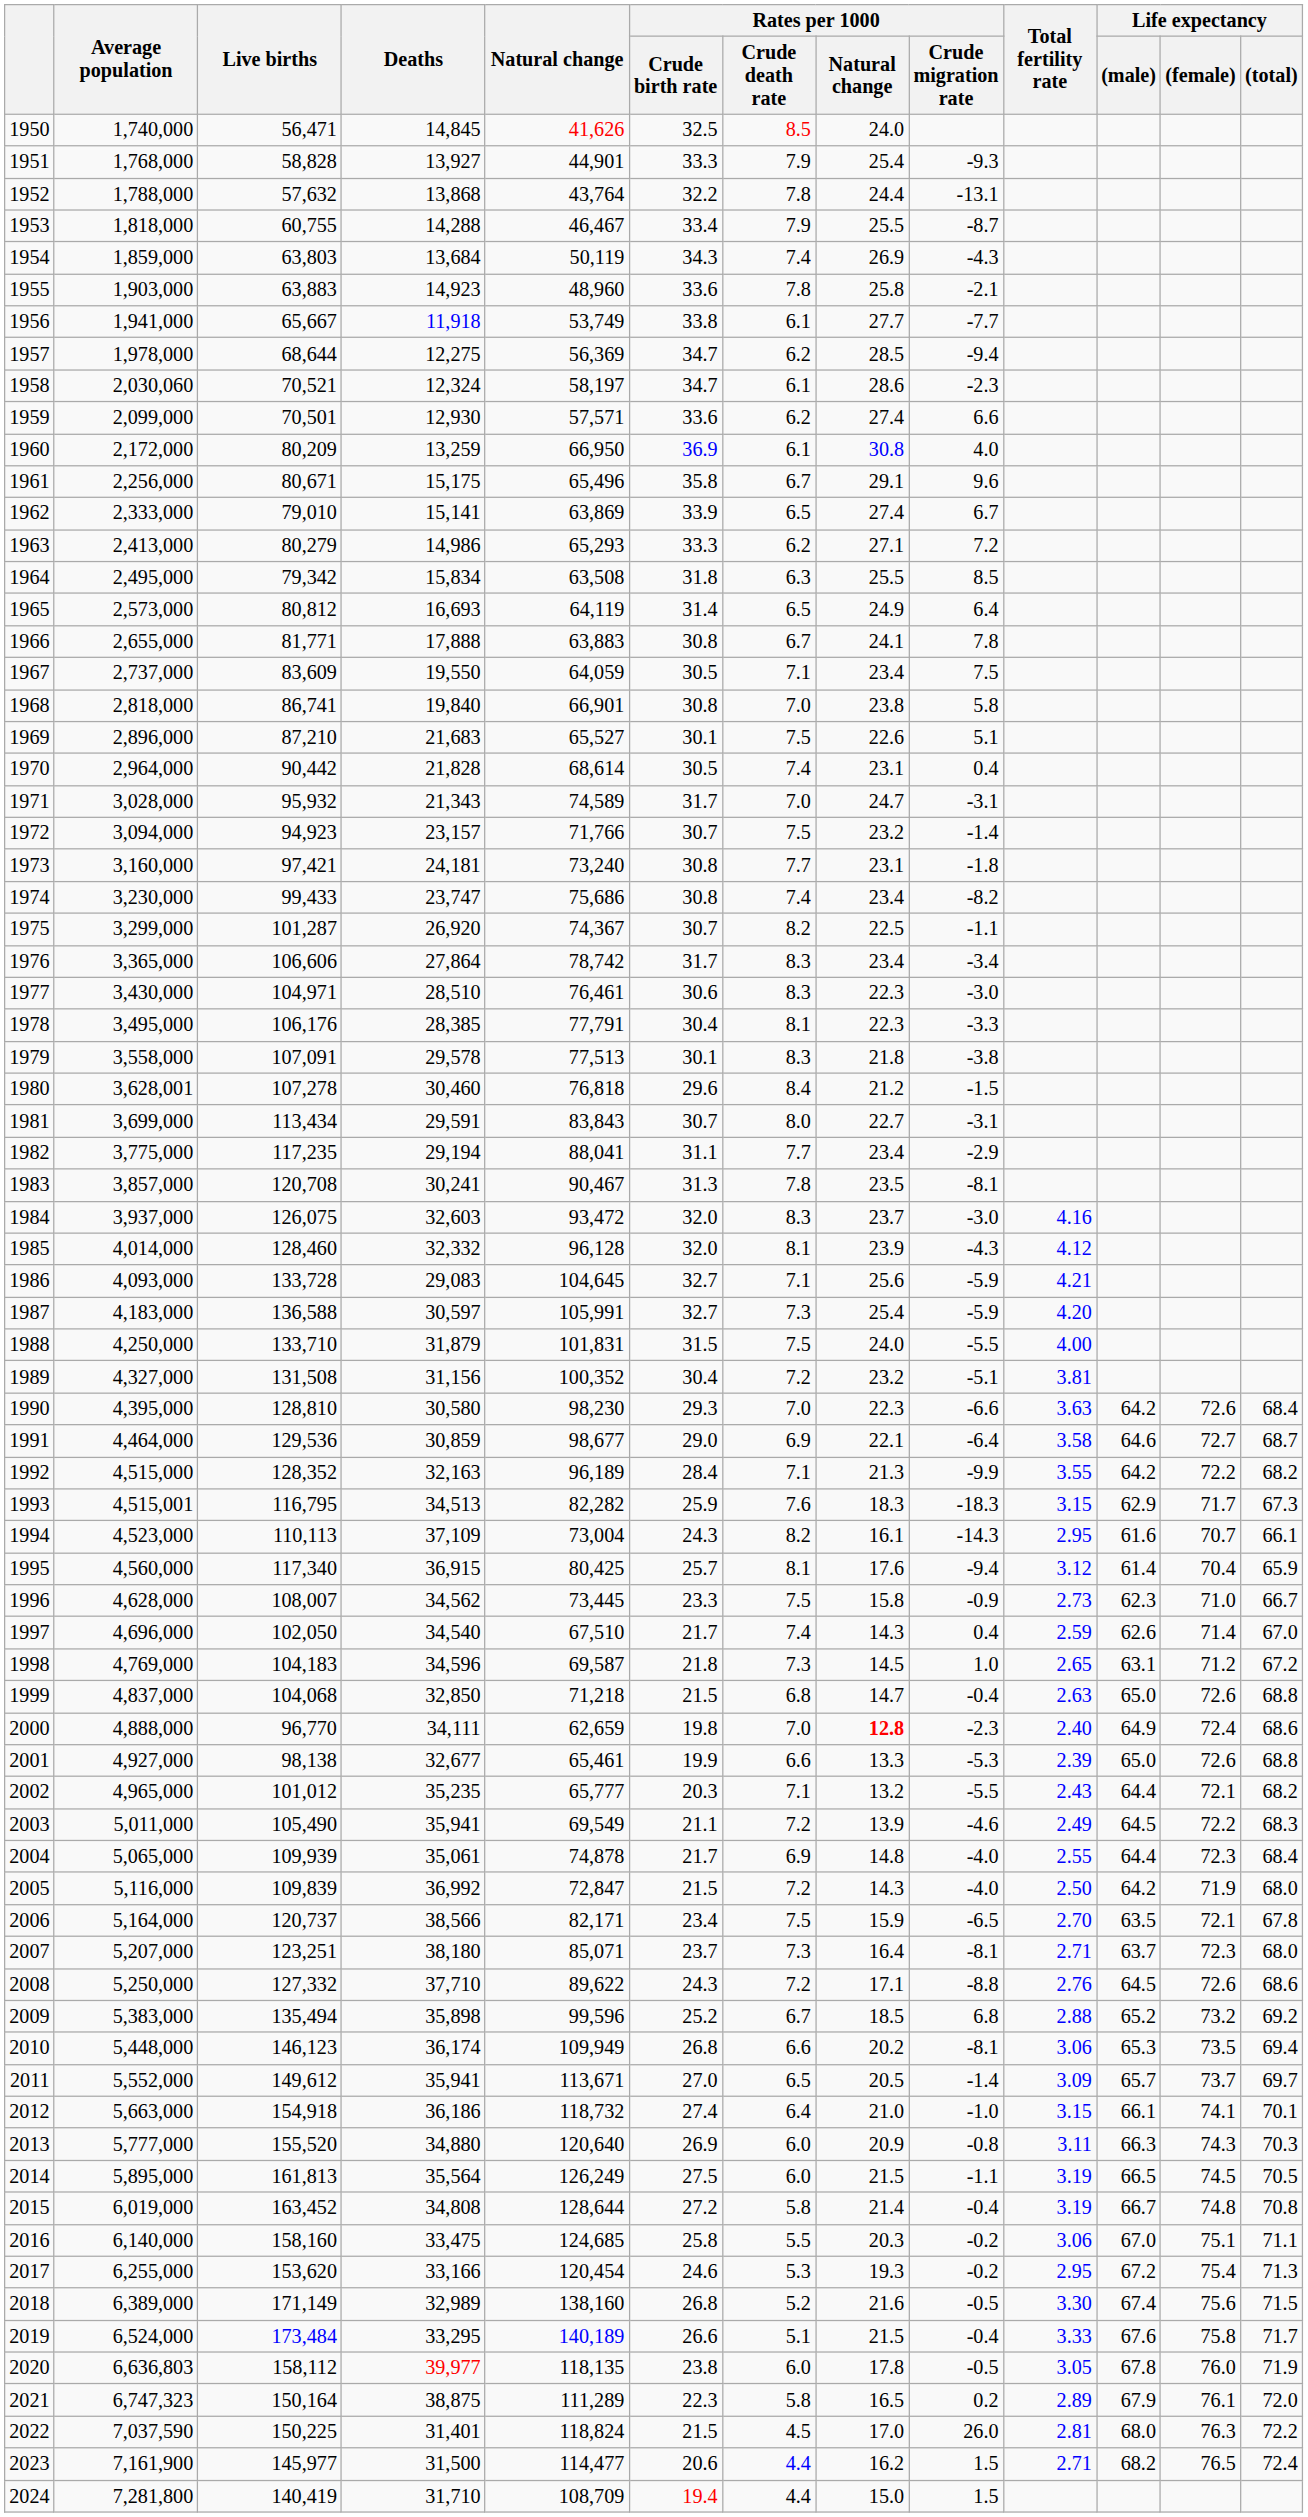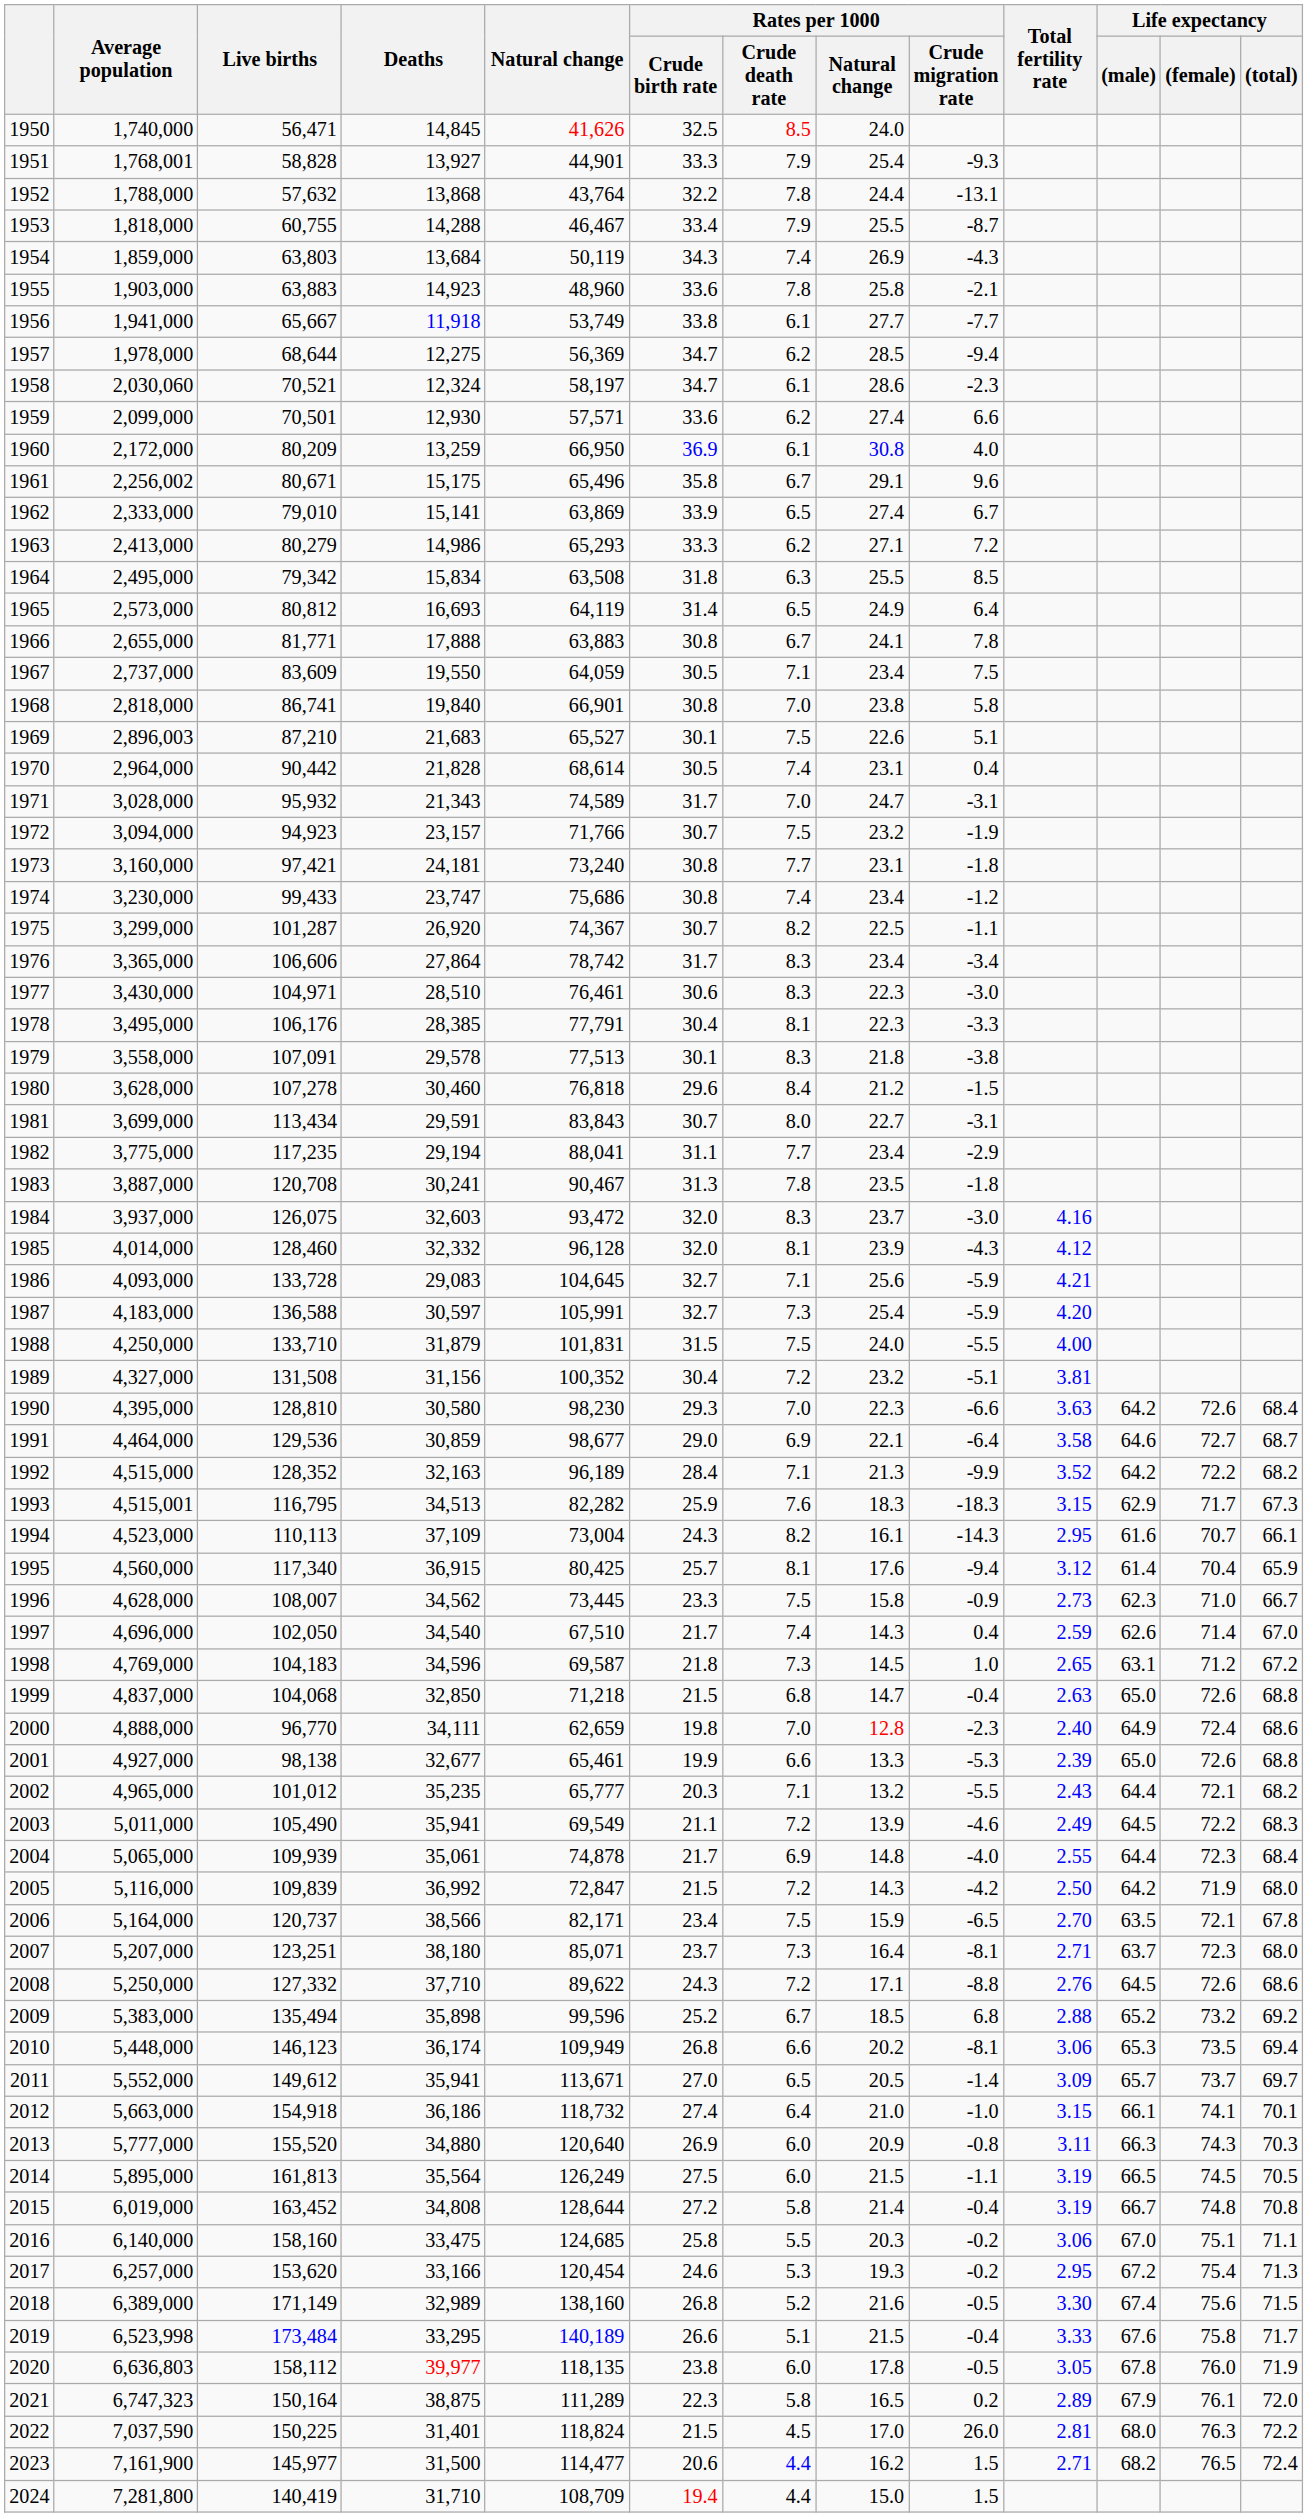(153, 161) 1,768,000 -> (153, 161) 1,768,001
(153, 481) 2,256,000 -> (153, 481) 2,256,002
(153, 737) 2,896,000 -> (153, 737) 2,896,003
(983, 833) -1.4 -> (983, 833) -1.9
(983, 897) -8.2 -> (983, 897) -1.2
(153, 1088) 3,628,001 -> (153, 1088) 3,628,000
(153, 1184) 3,857,000 -> (153, 1184) 3,887,000
(983, 1184) -8.1 -> (983, 1184) -1.8
(1074, 1472) 3.55 -> (1074, 1472) 3.52
(887, 1728) bold -> (887, 1728) normal
(983, 1888) -4.0 -> (983, 1888) -4.2
(153, 2271) 6,255,000 -> (153, 2271) 6,257,000
(153, 2335) 6,524,000 -> (153, 2335) 6,523,998
